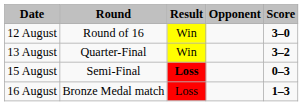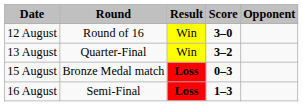columns swapped: (235, 14) <-> (281, 14)
(113, 71) Semi-Final -> (113, 71) Bronze Medal match
(113, 91) Bronze Medal match -> (113, 91) Semi-Final
(187, 91) normal -> (187, 91) bold
